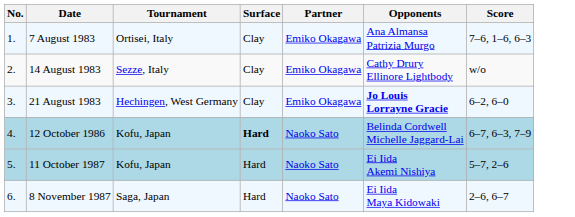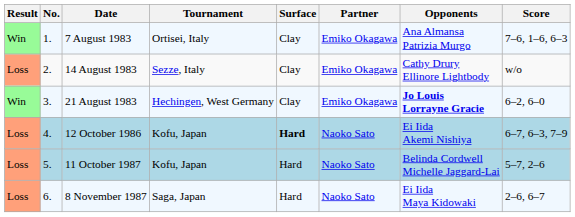+ column: (22, 13)
(415, 132) Belinda Cordwell Michelle Jaggard-Lai -> (437, 132) Ei Iida Akemi Nishiya
(401, 164) Ei Iida Akemi Nishiya -> (451, 164) Belinda Cordwell Michelle Jaggard-Lai
